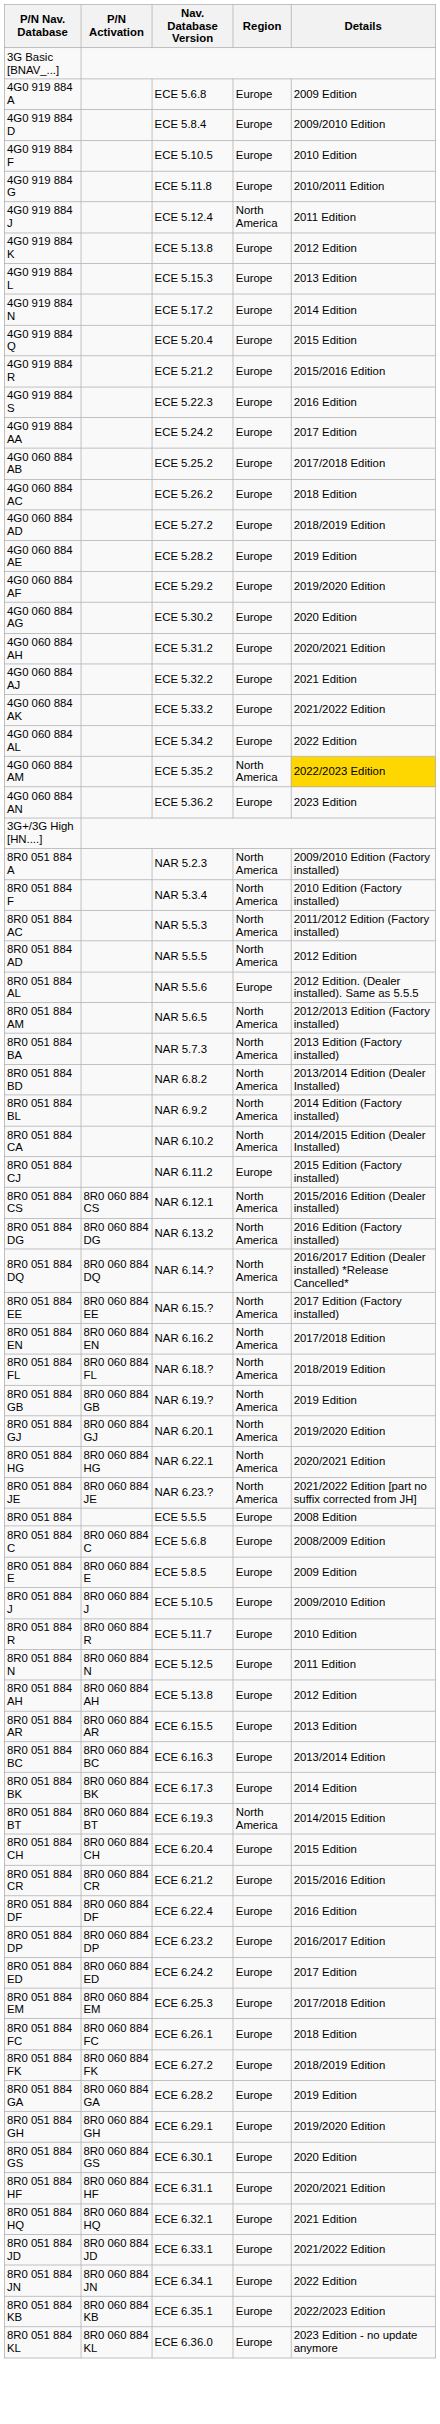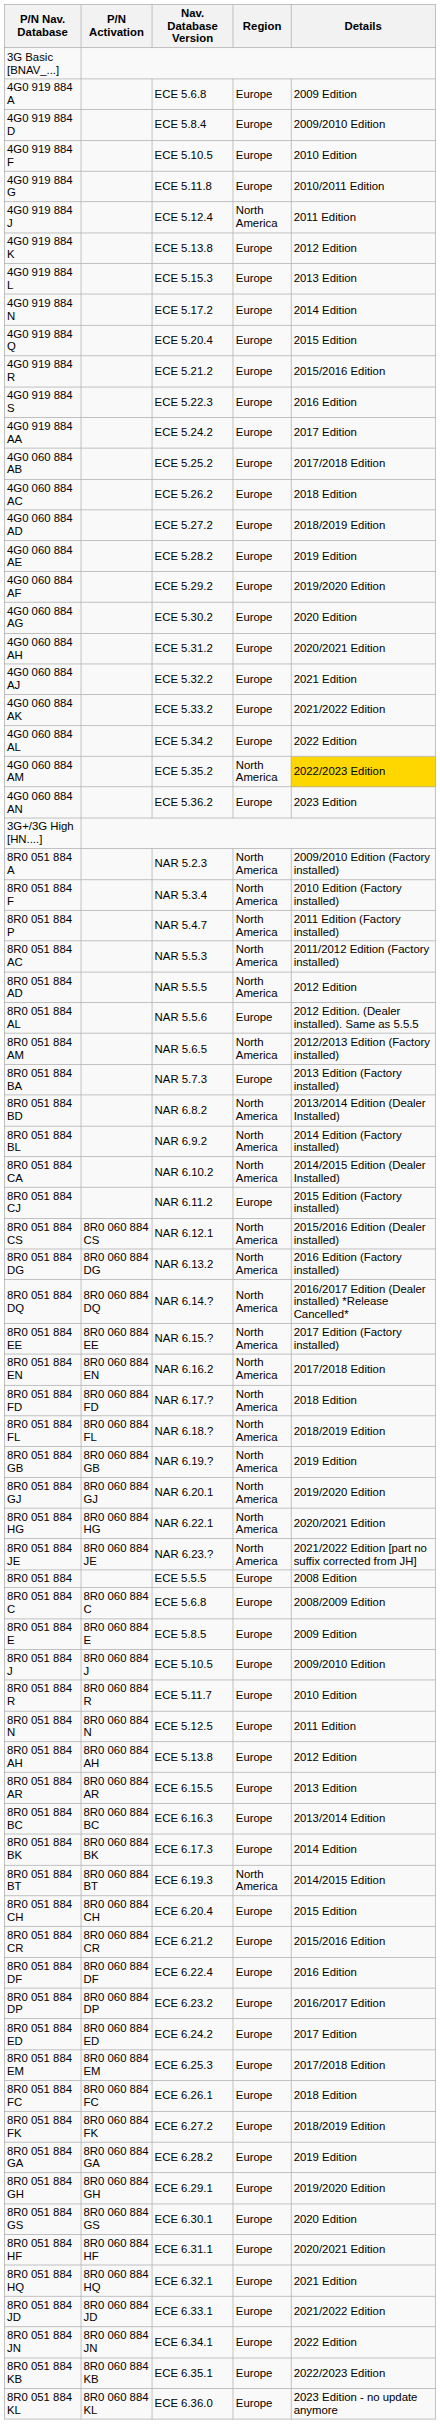+ row: (40, 925)
(257, 1048) North America -> (254, 1079) Europe
+ row: (40, 1400)
